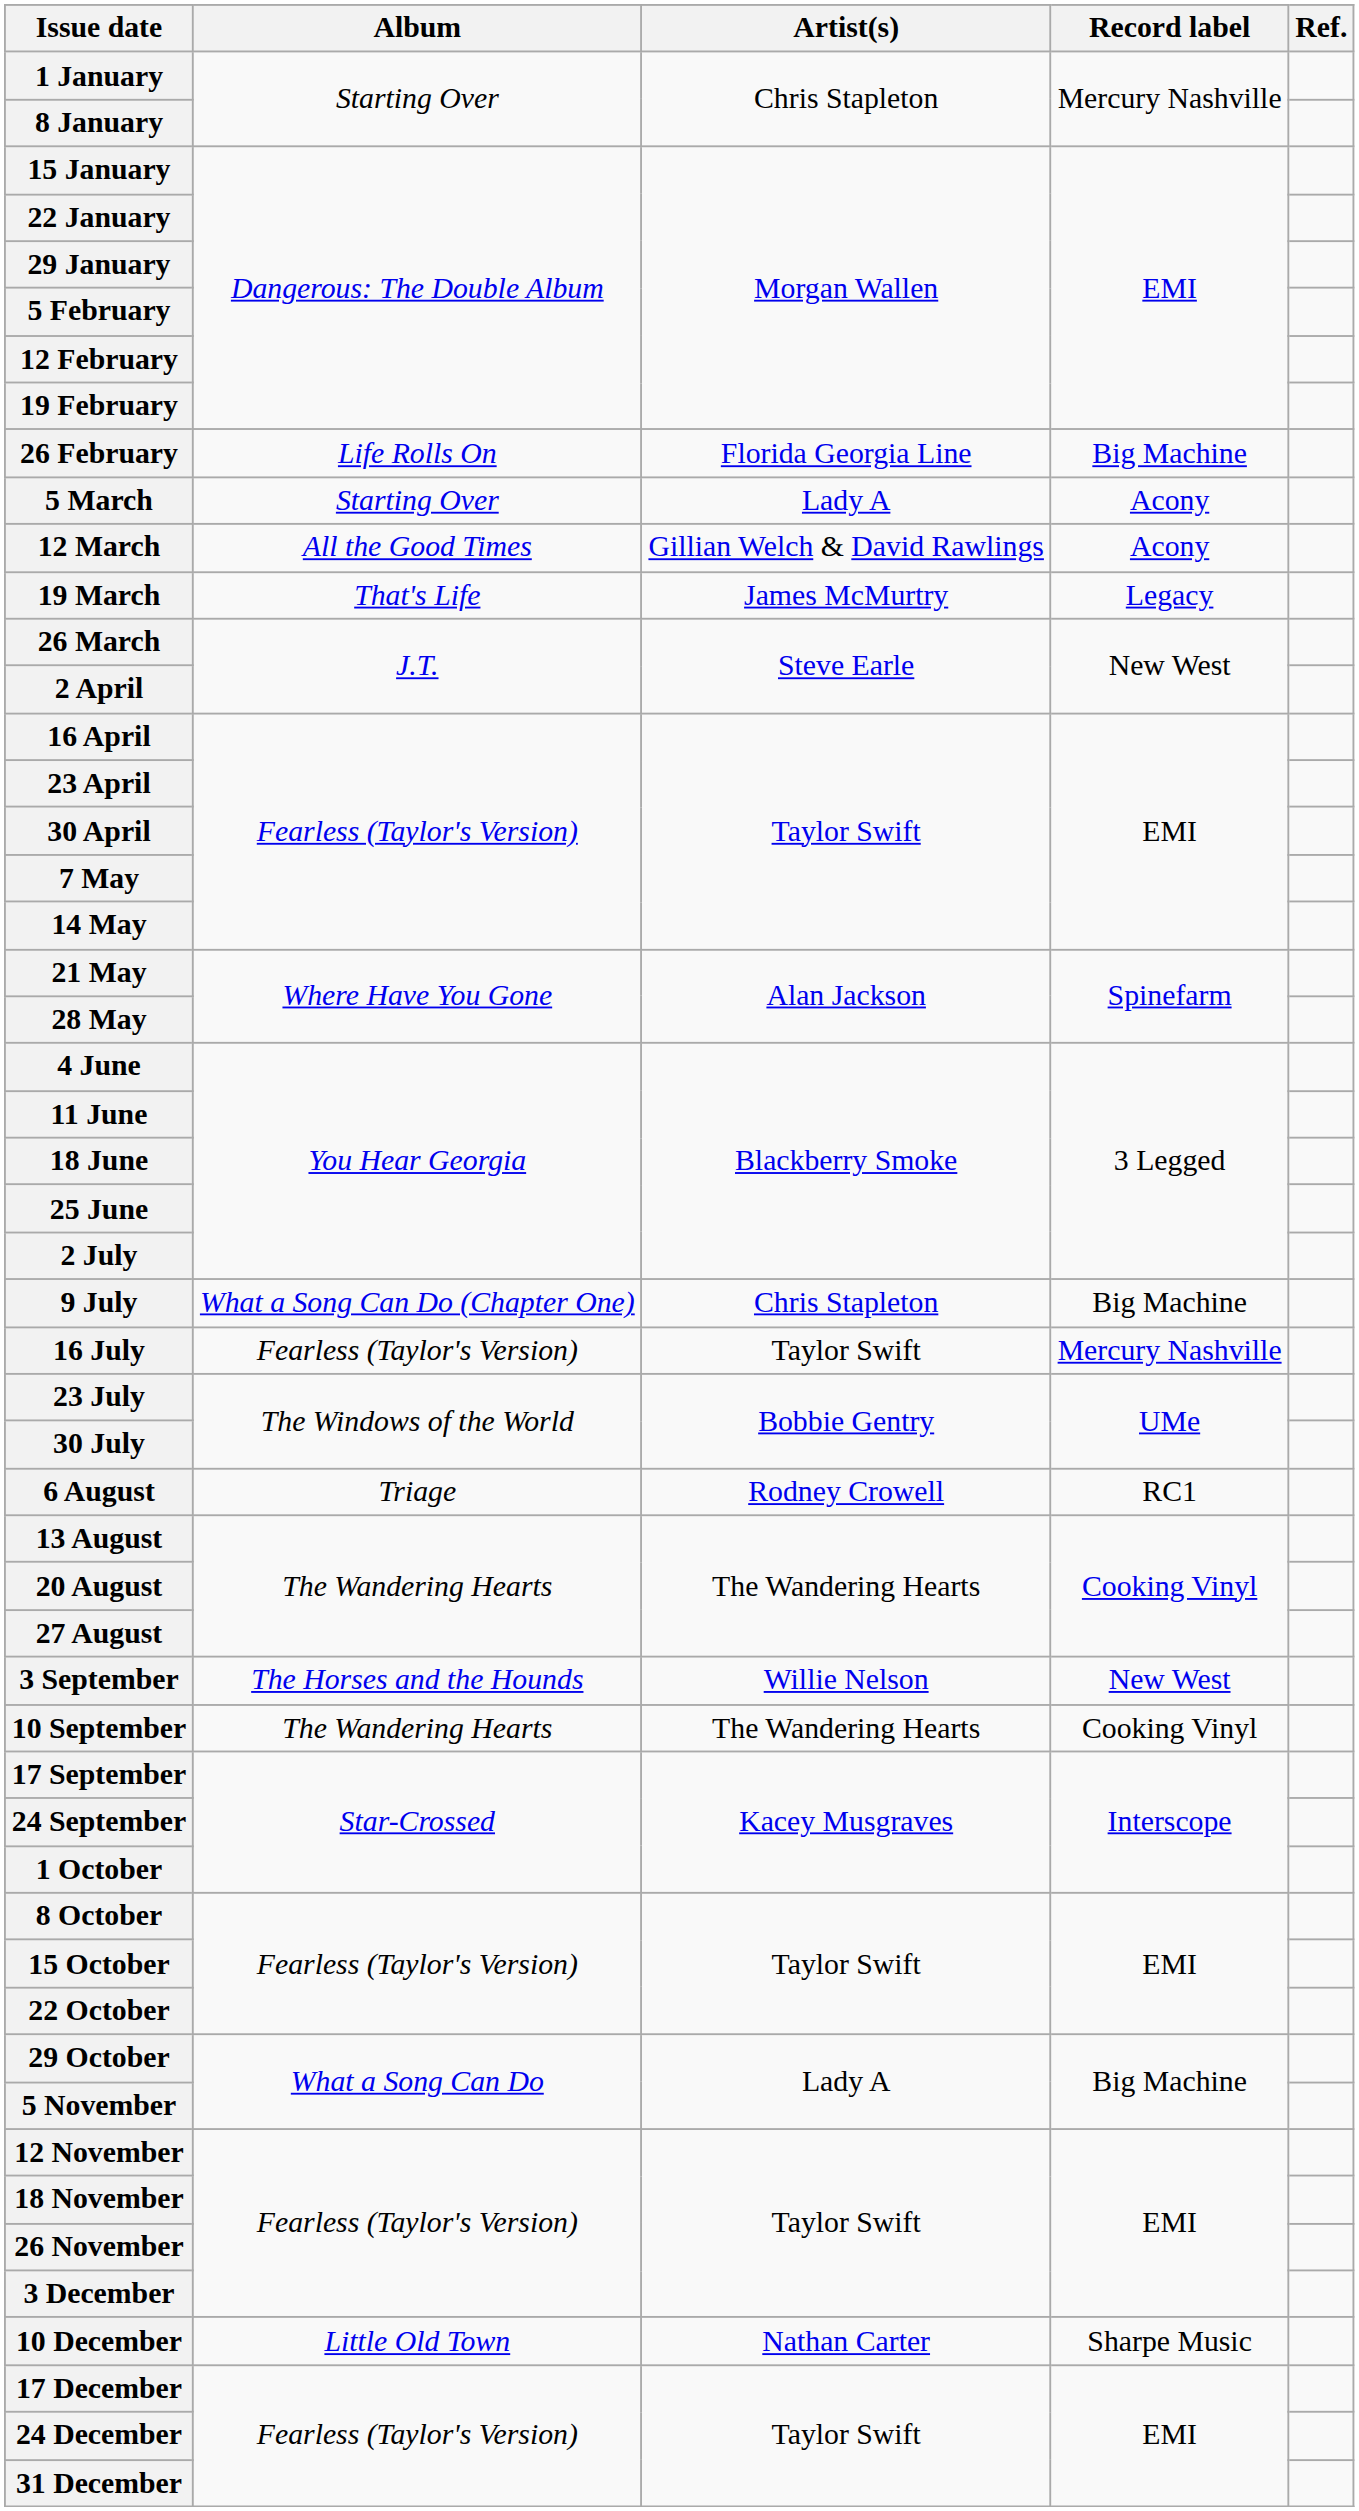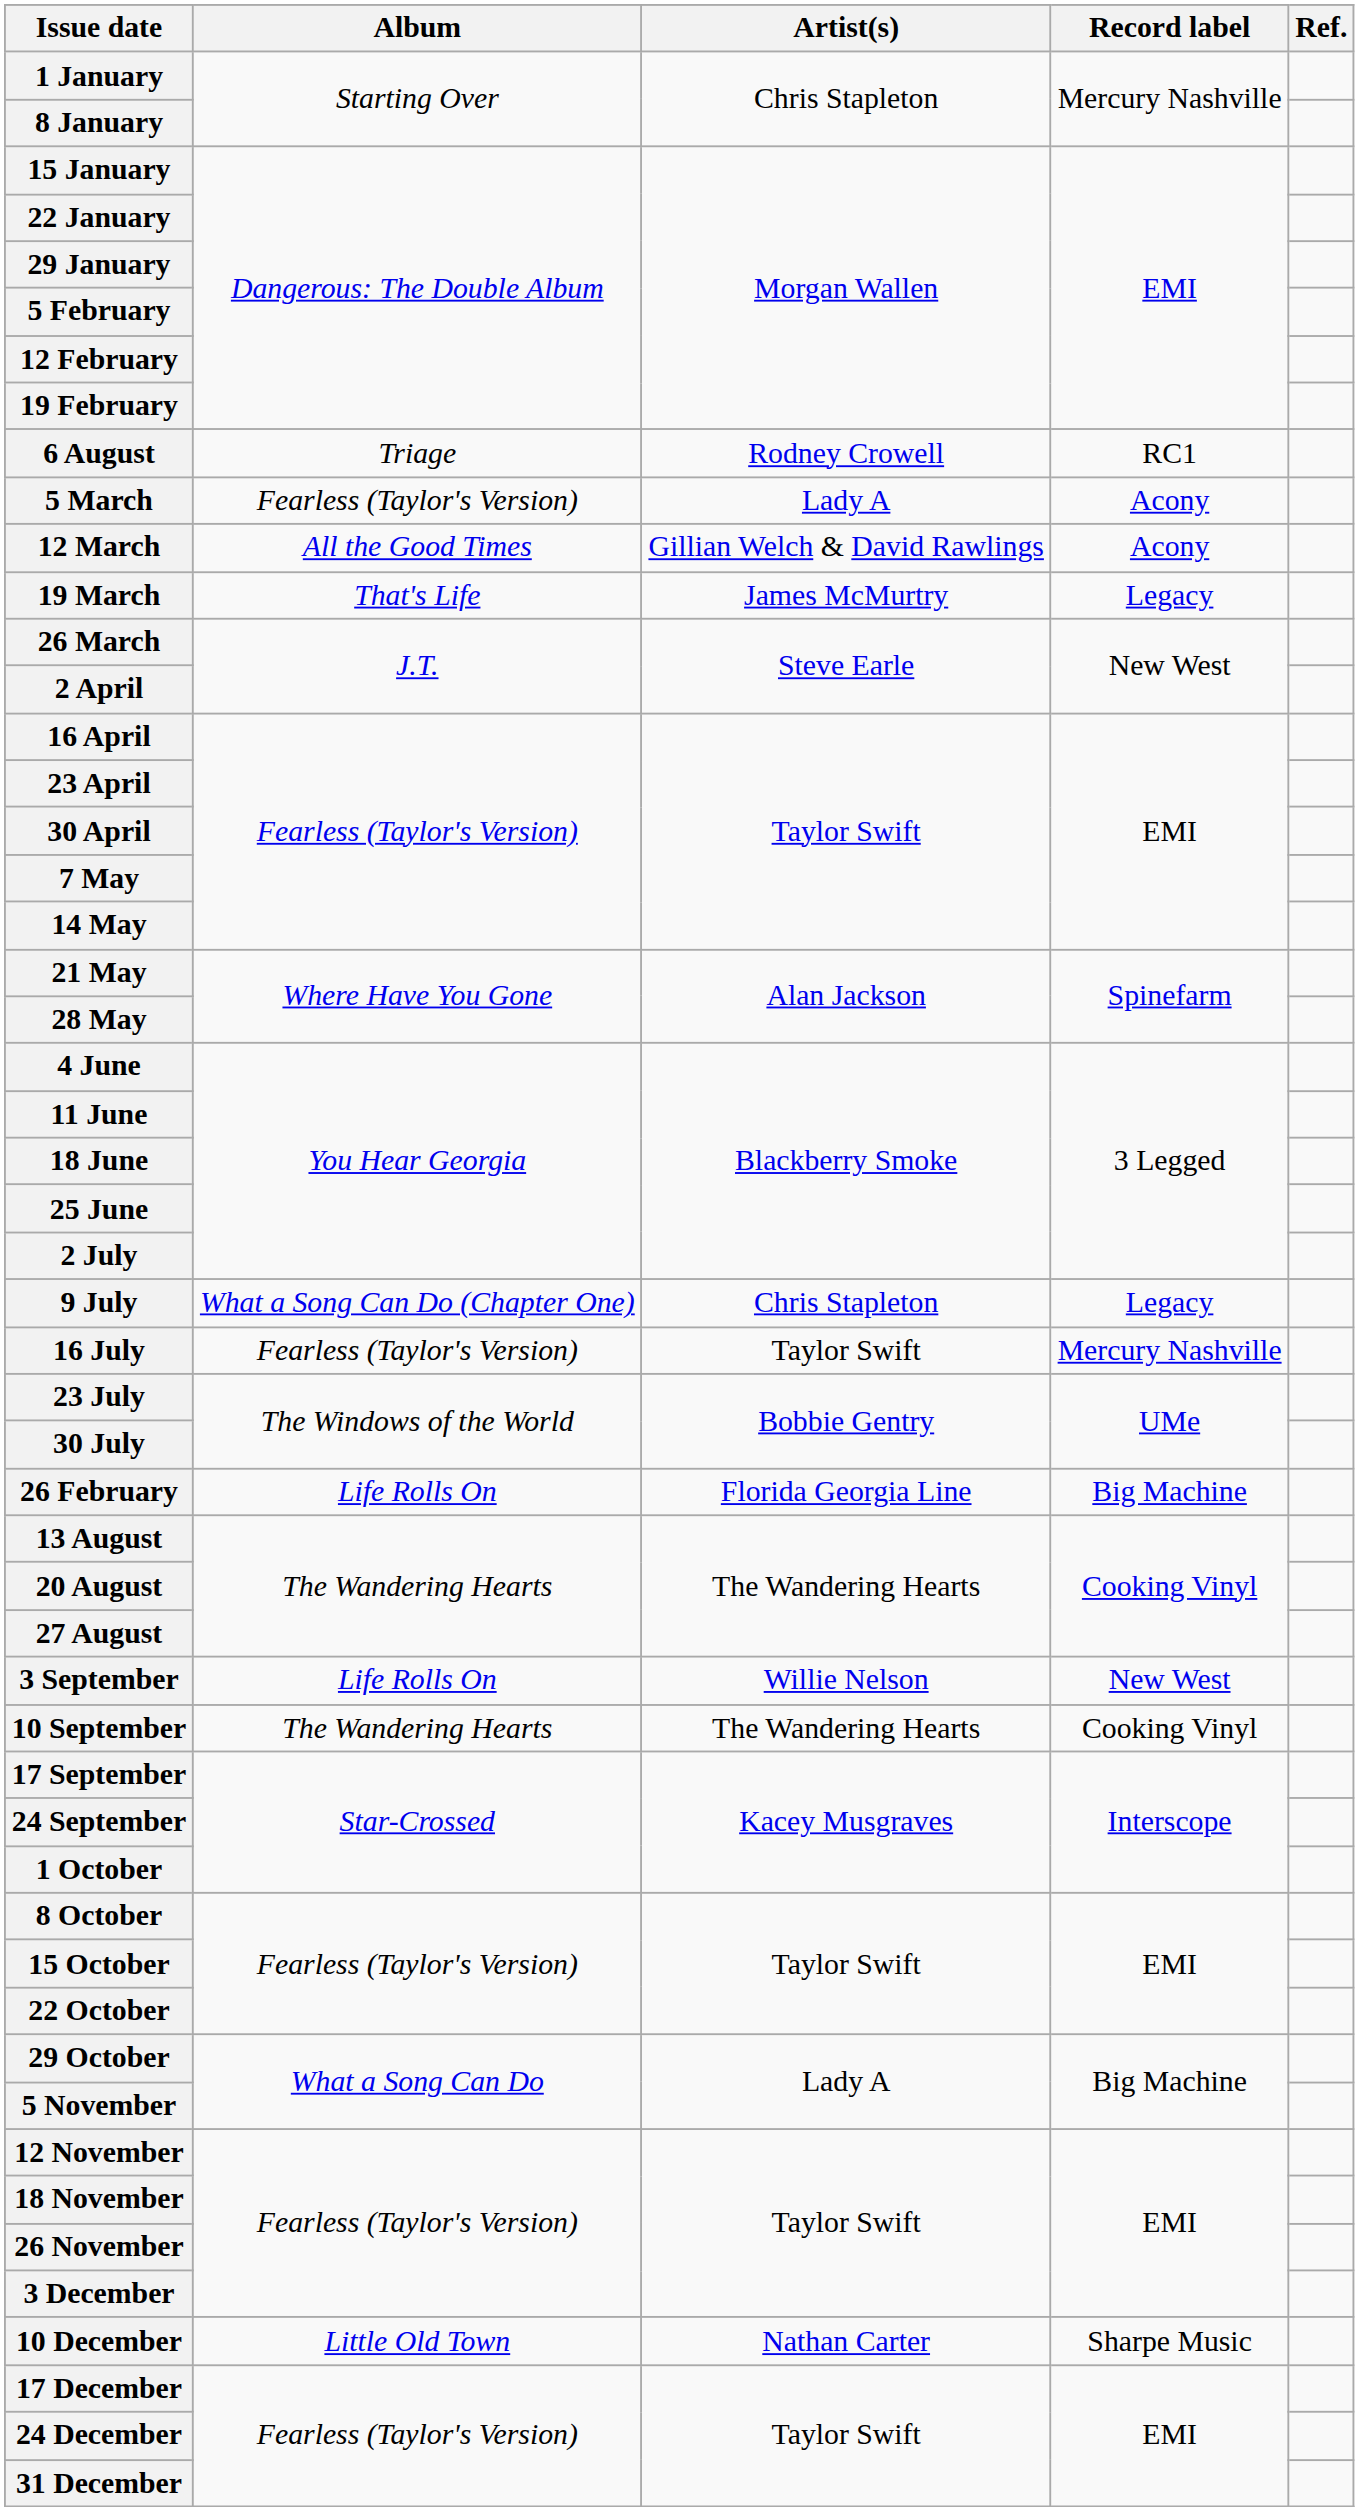rows swapped: (99, 452) <-> (99, 1491)
(417, 500) Starting Over -> (417, 500) Fearless (Taylor's Version)
(1170, 1302) Big Machine -> (1170, 1302) Legacy
(417, 1680) The Horses and the Hounds -> (417, 1680) Life Rolls On
